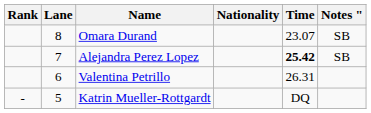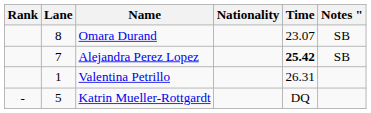(58, 77) 6 -> (58, 77) 1
